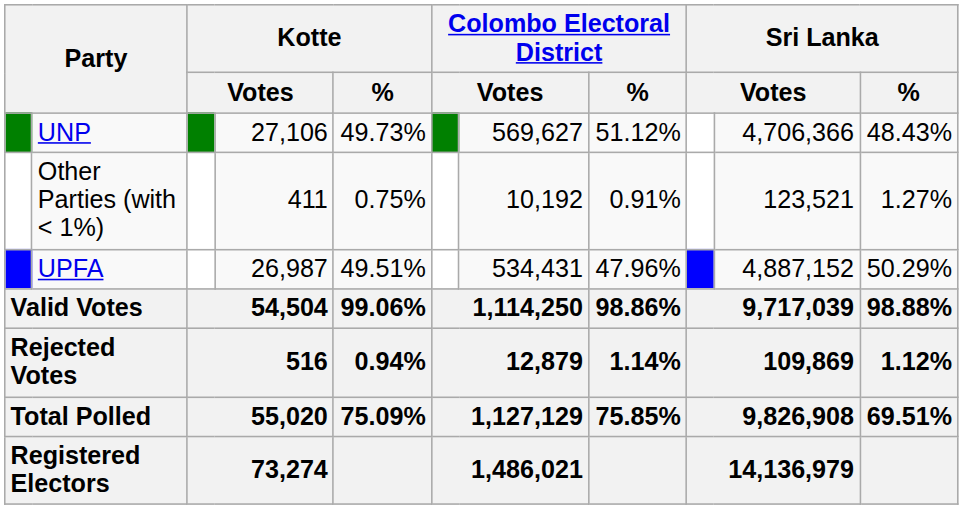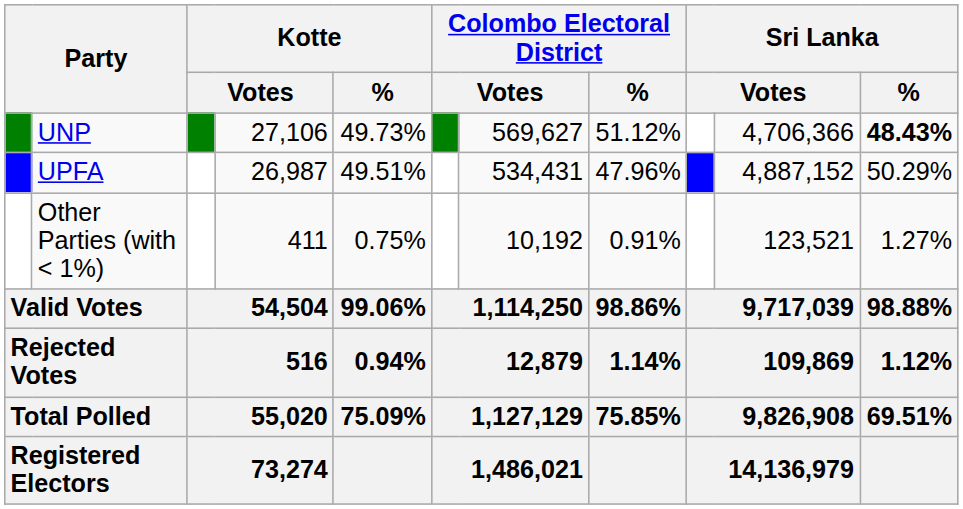(909, 132) normal -> (909, 132) bold
rows swapped: (71, 268) <-> (107, 200)
